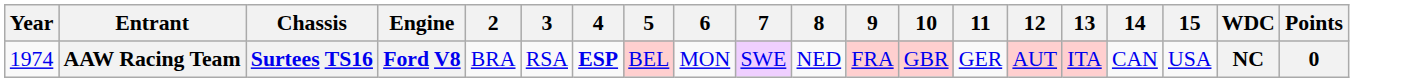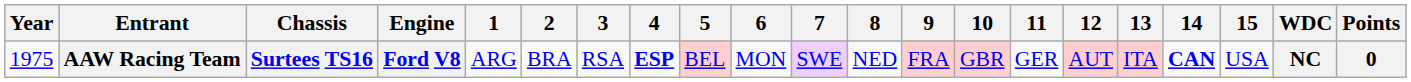+ column: (494, 22)
(32, 58) 1974 -> (32, 58) 1975
(1135, 58) normal -> (1192, 58) bold
